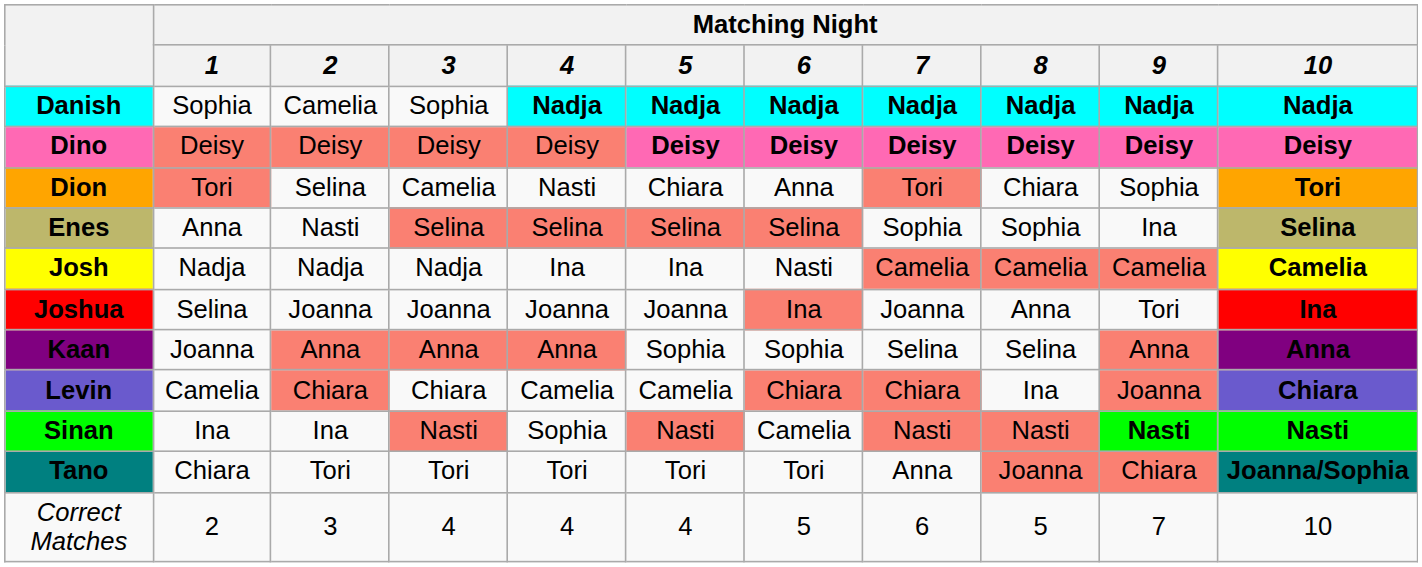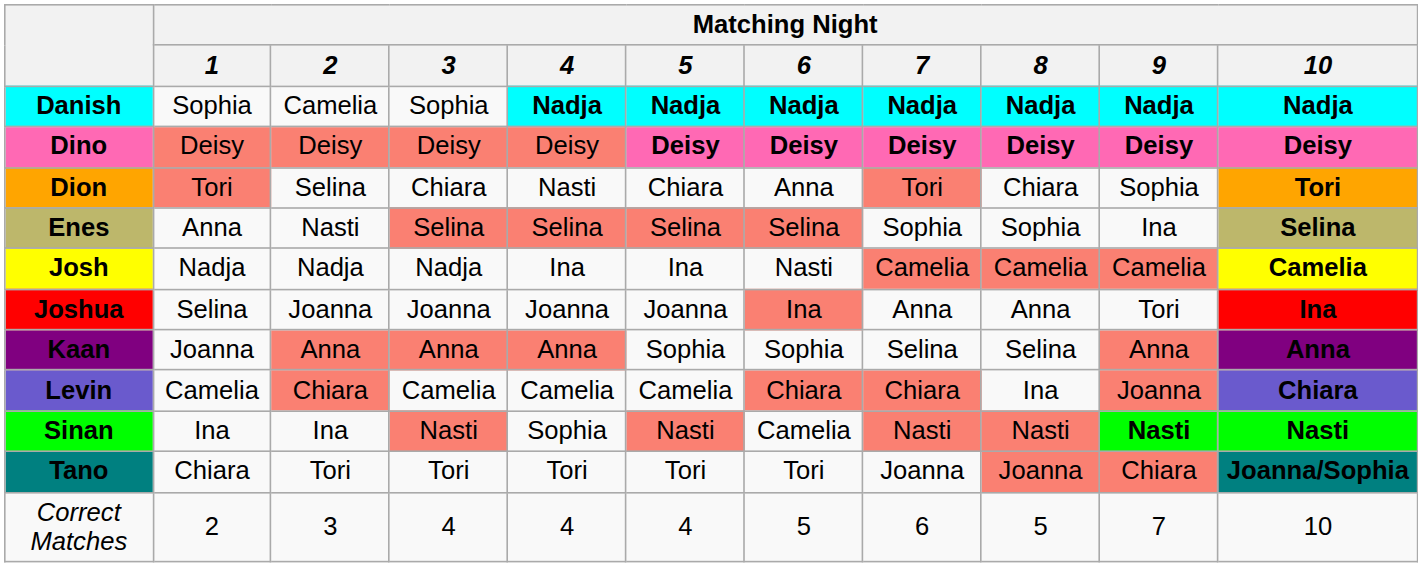(449, 187) Camelia -> (449, 187) Chiara
(922, 308) Joanna -> (922, 308) Anna
(449, 390) Chiara -> (449, 390) Camelia
(922, 471) Anna -> (922, 471) Joanna
